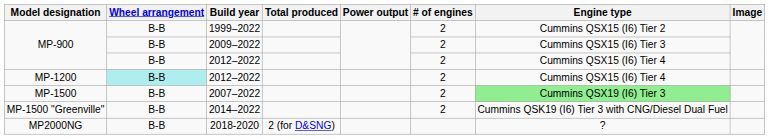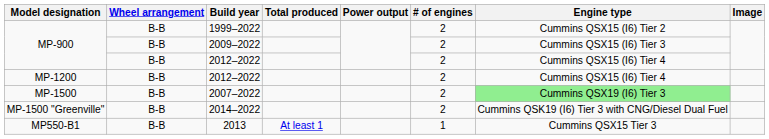(157, 77) paleturquoise background -> (157, 77) no background
+ row: (56, 126)
- row: (56, 126)
